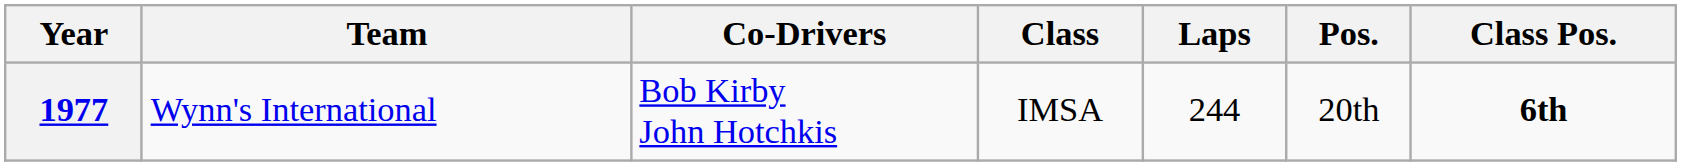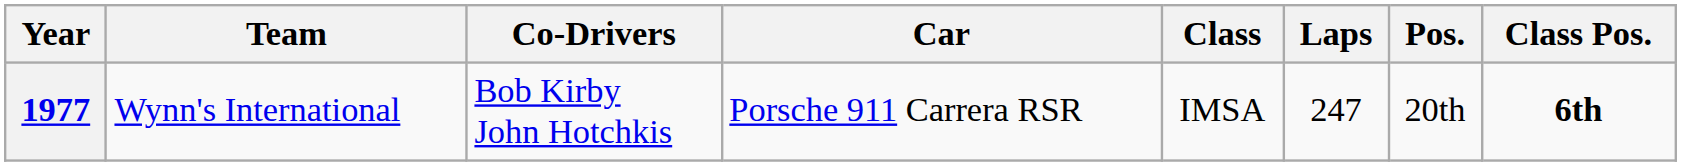+ column: (941, 33)
(1214, 110) 244 -> (1336, 110) 247
